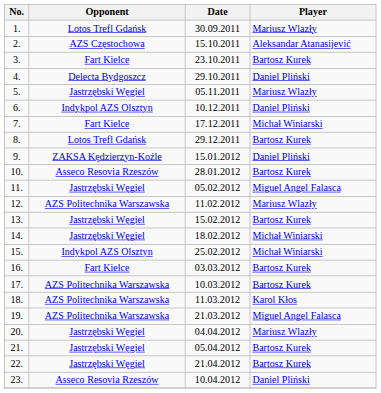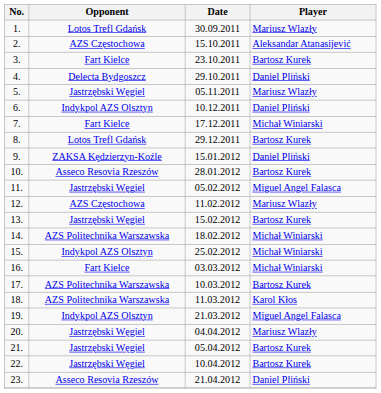(107, 204) AZS Politechnika Warszawska -> (107, 204) AZS Częstochowa
(107, 236) Jastrzębski Węgiel -> (107, 236) AZS Politechnika Warszawska
(282, 268) Bartosz Kurek -> (288, 268) Michał Winiarski
(107, 316) AZS Politechnika Warszawska -> (107, 316) Indykpol AZS Olsztyn
(218, 364) 21.04.2012 -> (218, 364) 10.04.2012
(218, 380) 10.04.2012 -> (218, 380) 21.04.2012
